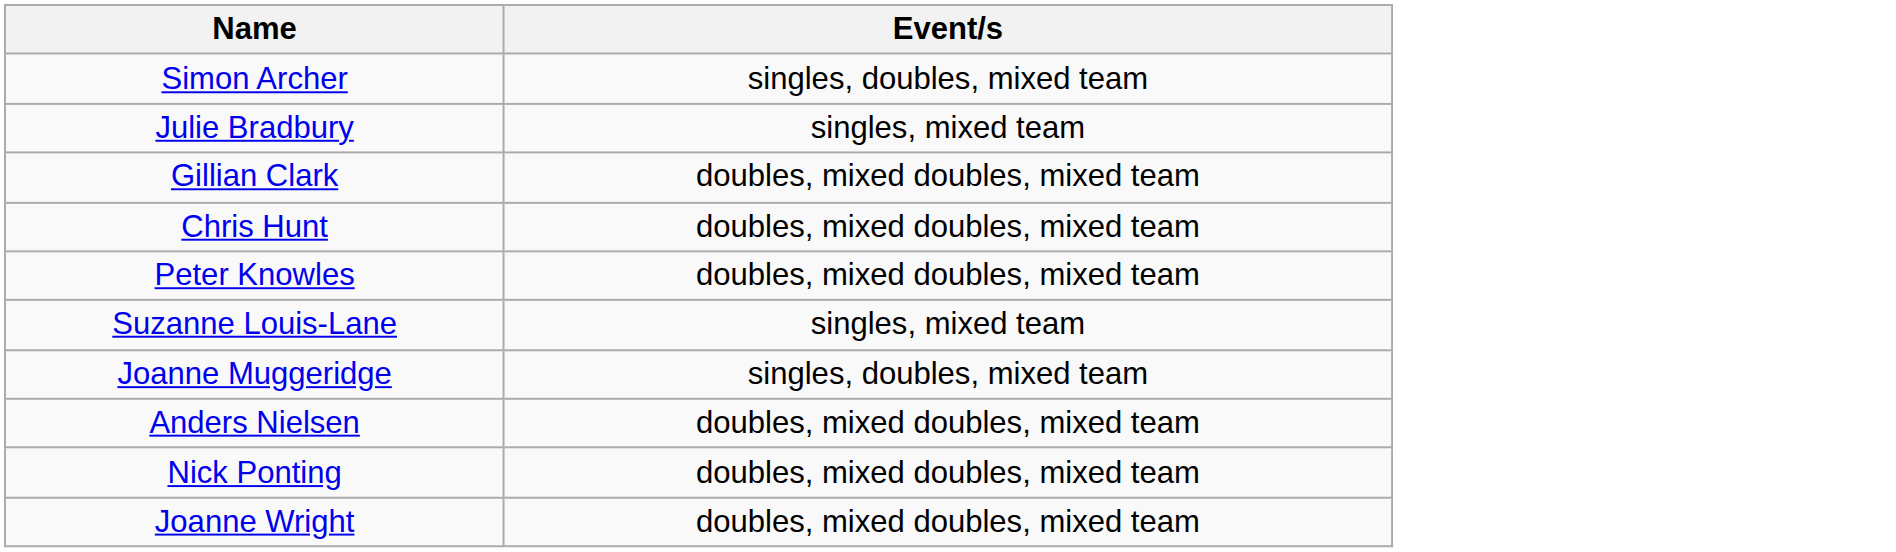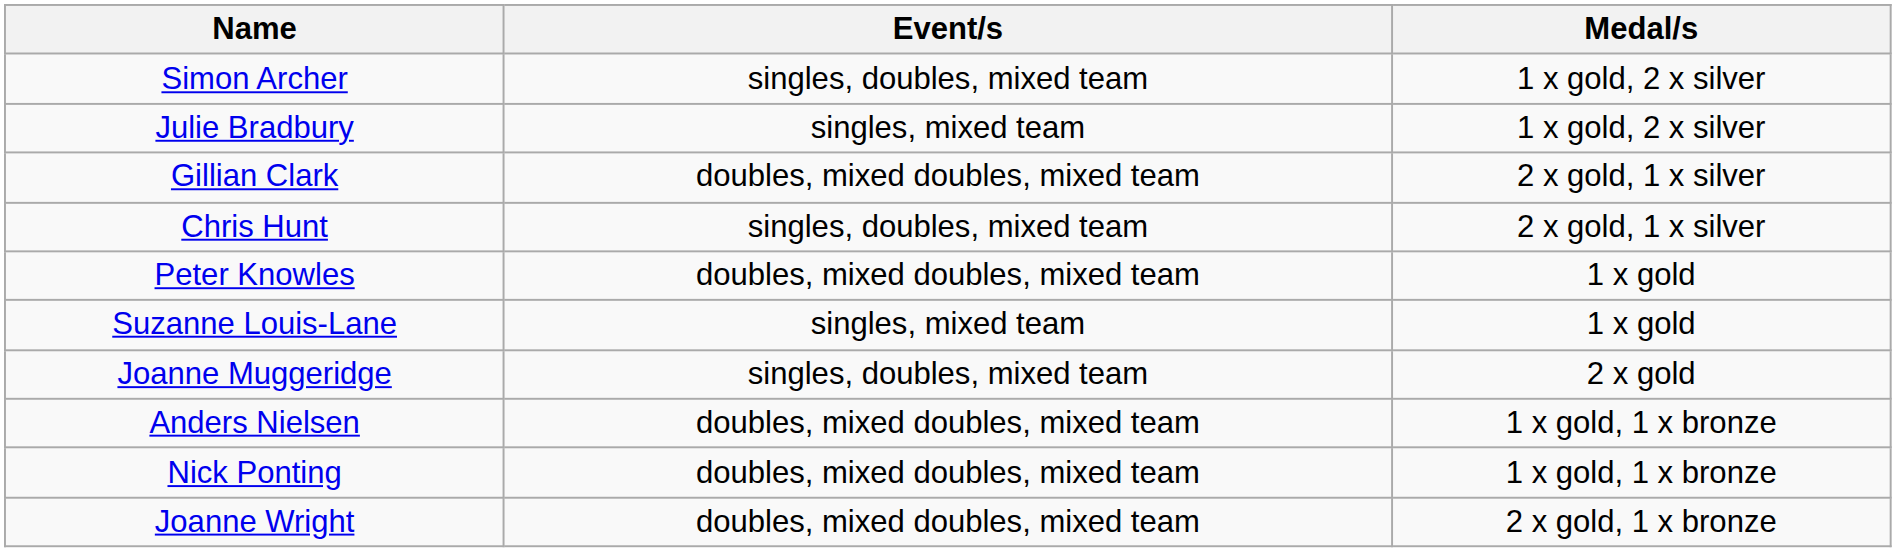+ column: (1641, 29)
(948, 226) doubles, mixed doubles, mixed team -> (948, 226) singles, doubles, mixed team
